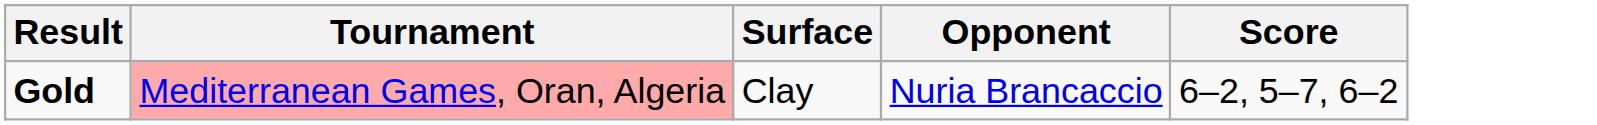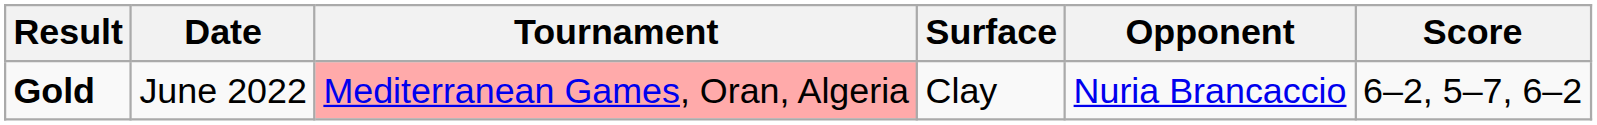+ column: (223, 32)
